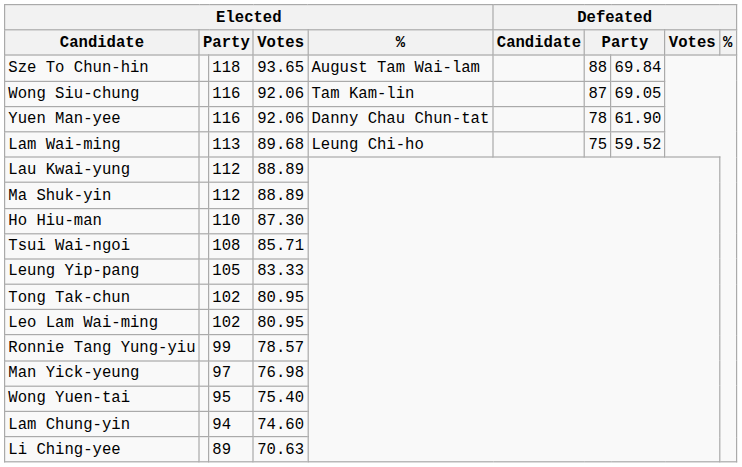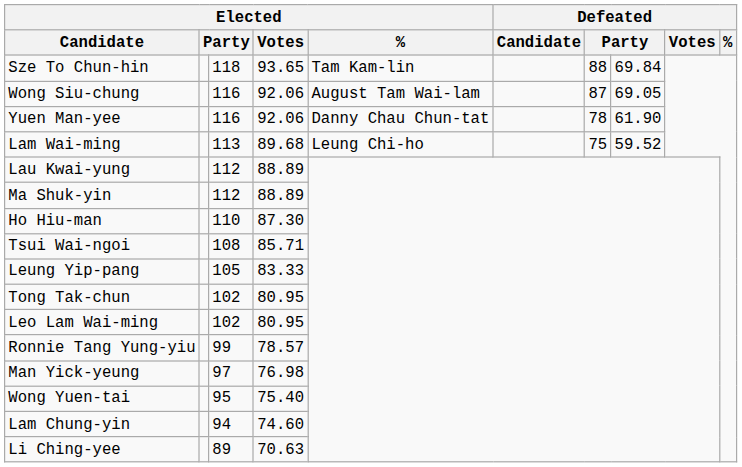(396, 68) August Tam Wai-lam -> (363, 68) Tam Kam-lin
(363, 94) Tam Kam-lin -> (396, 94) August Tam Wai-lam
